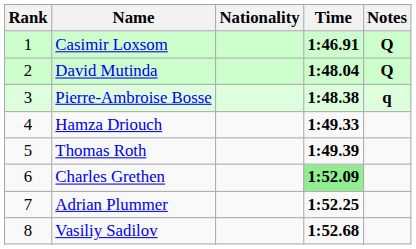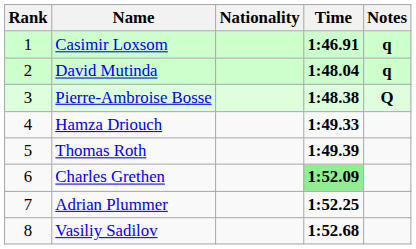(387, 44) Q -> (387, 44) q
(387, 71) Q -> (387, 71) q
(387, 97) q -> (387, 97) Q
